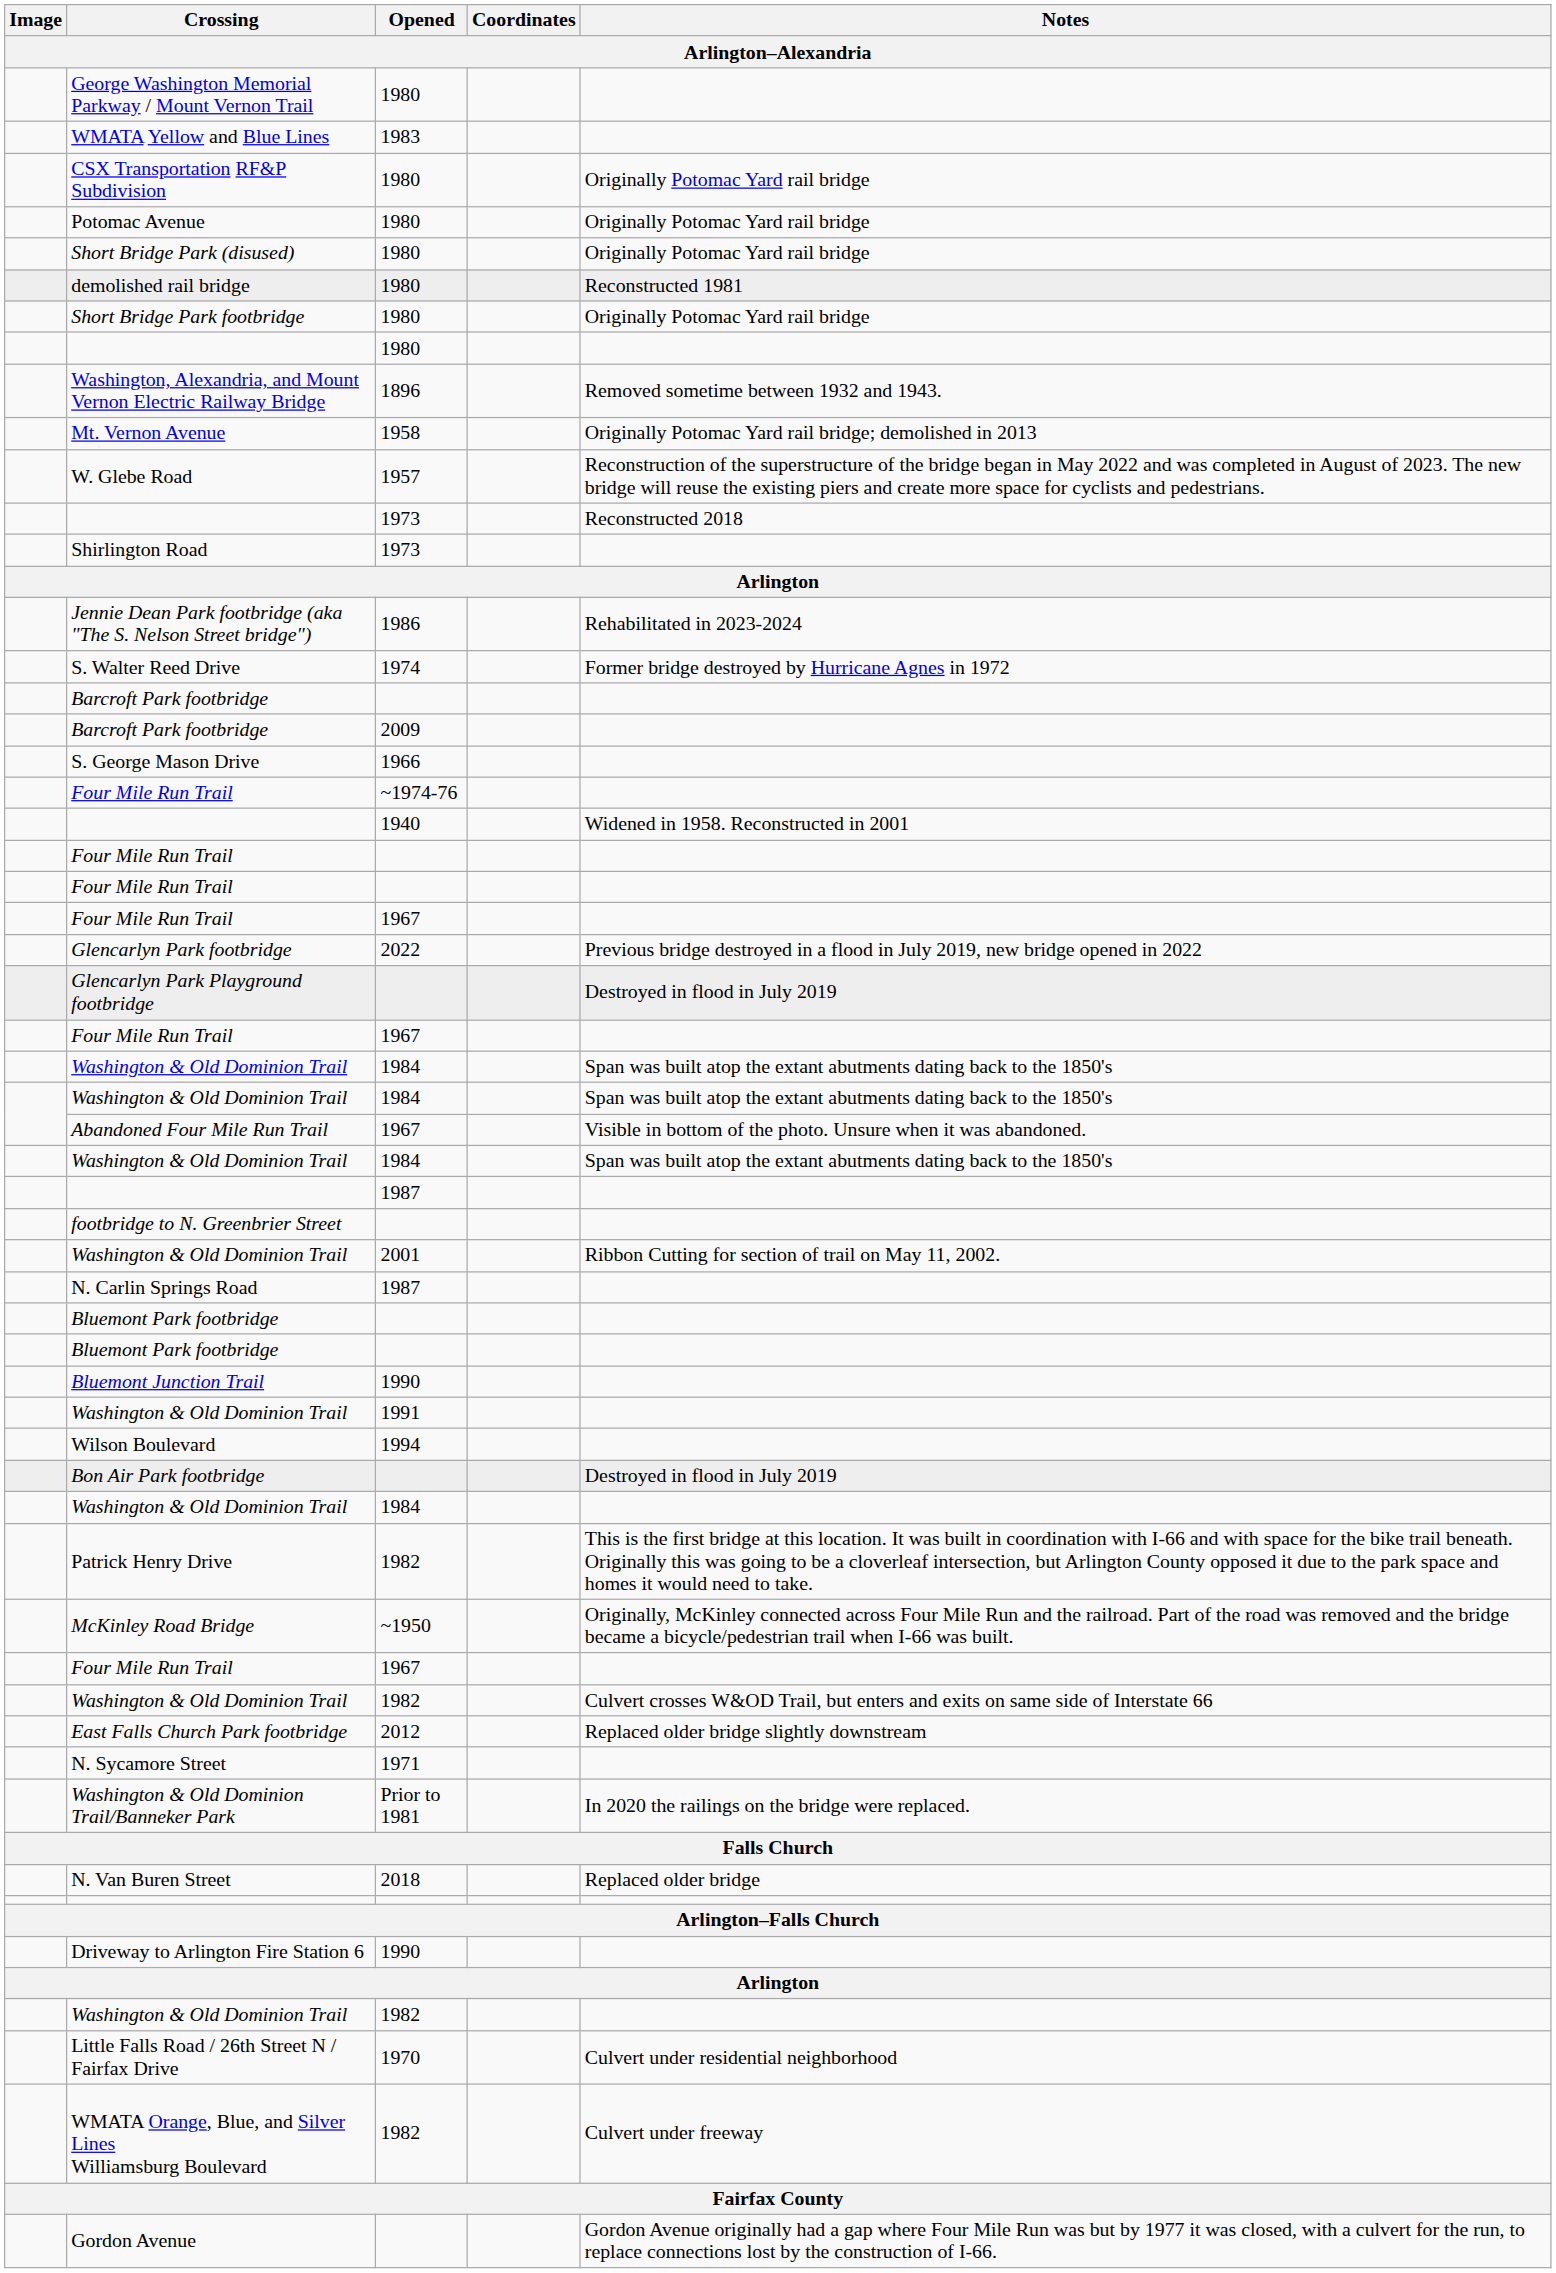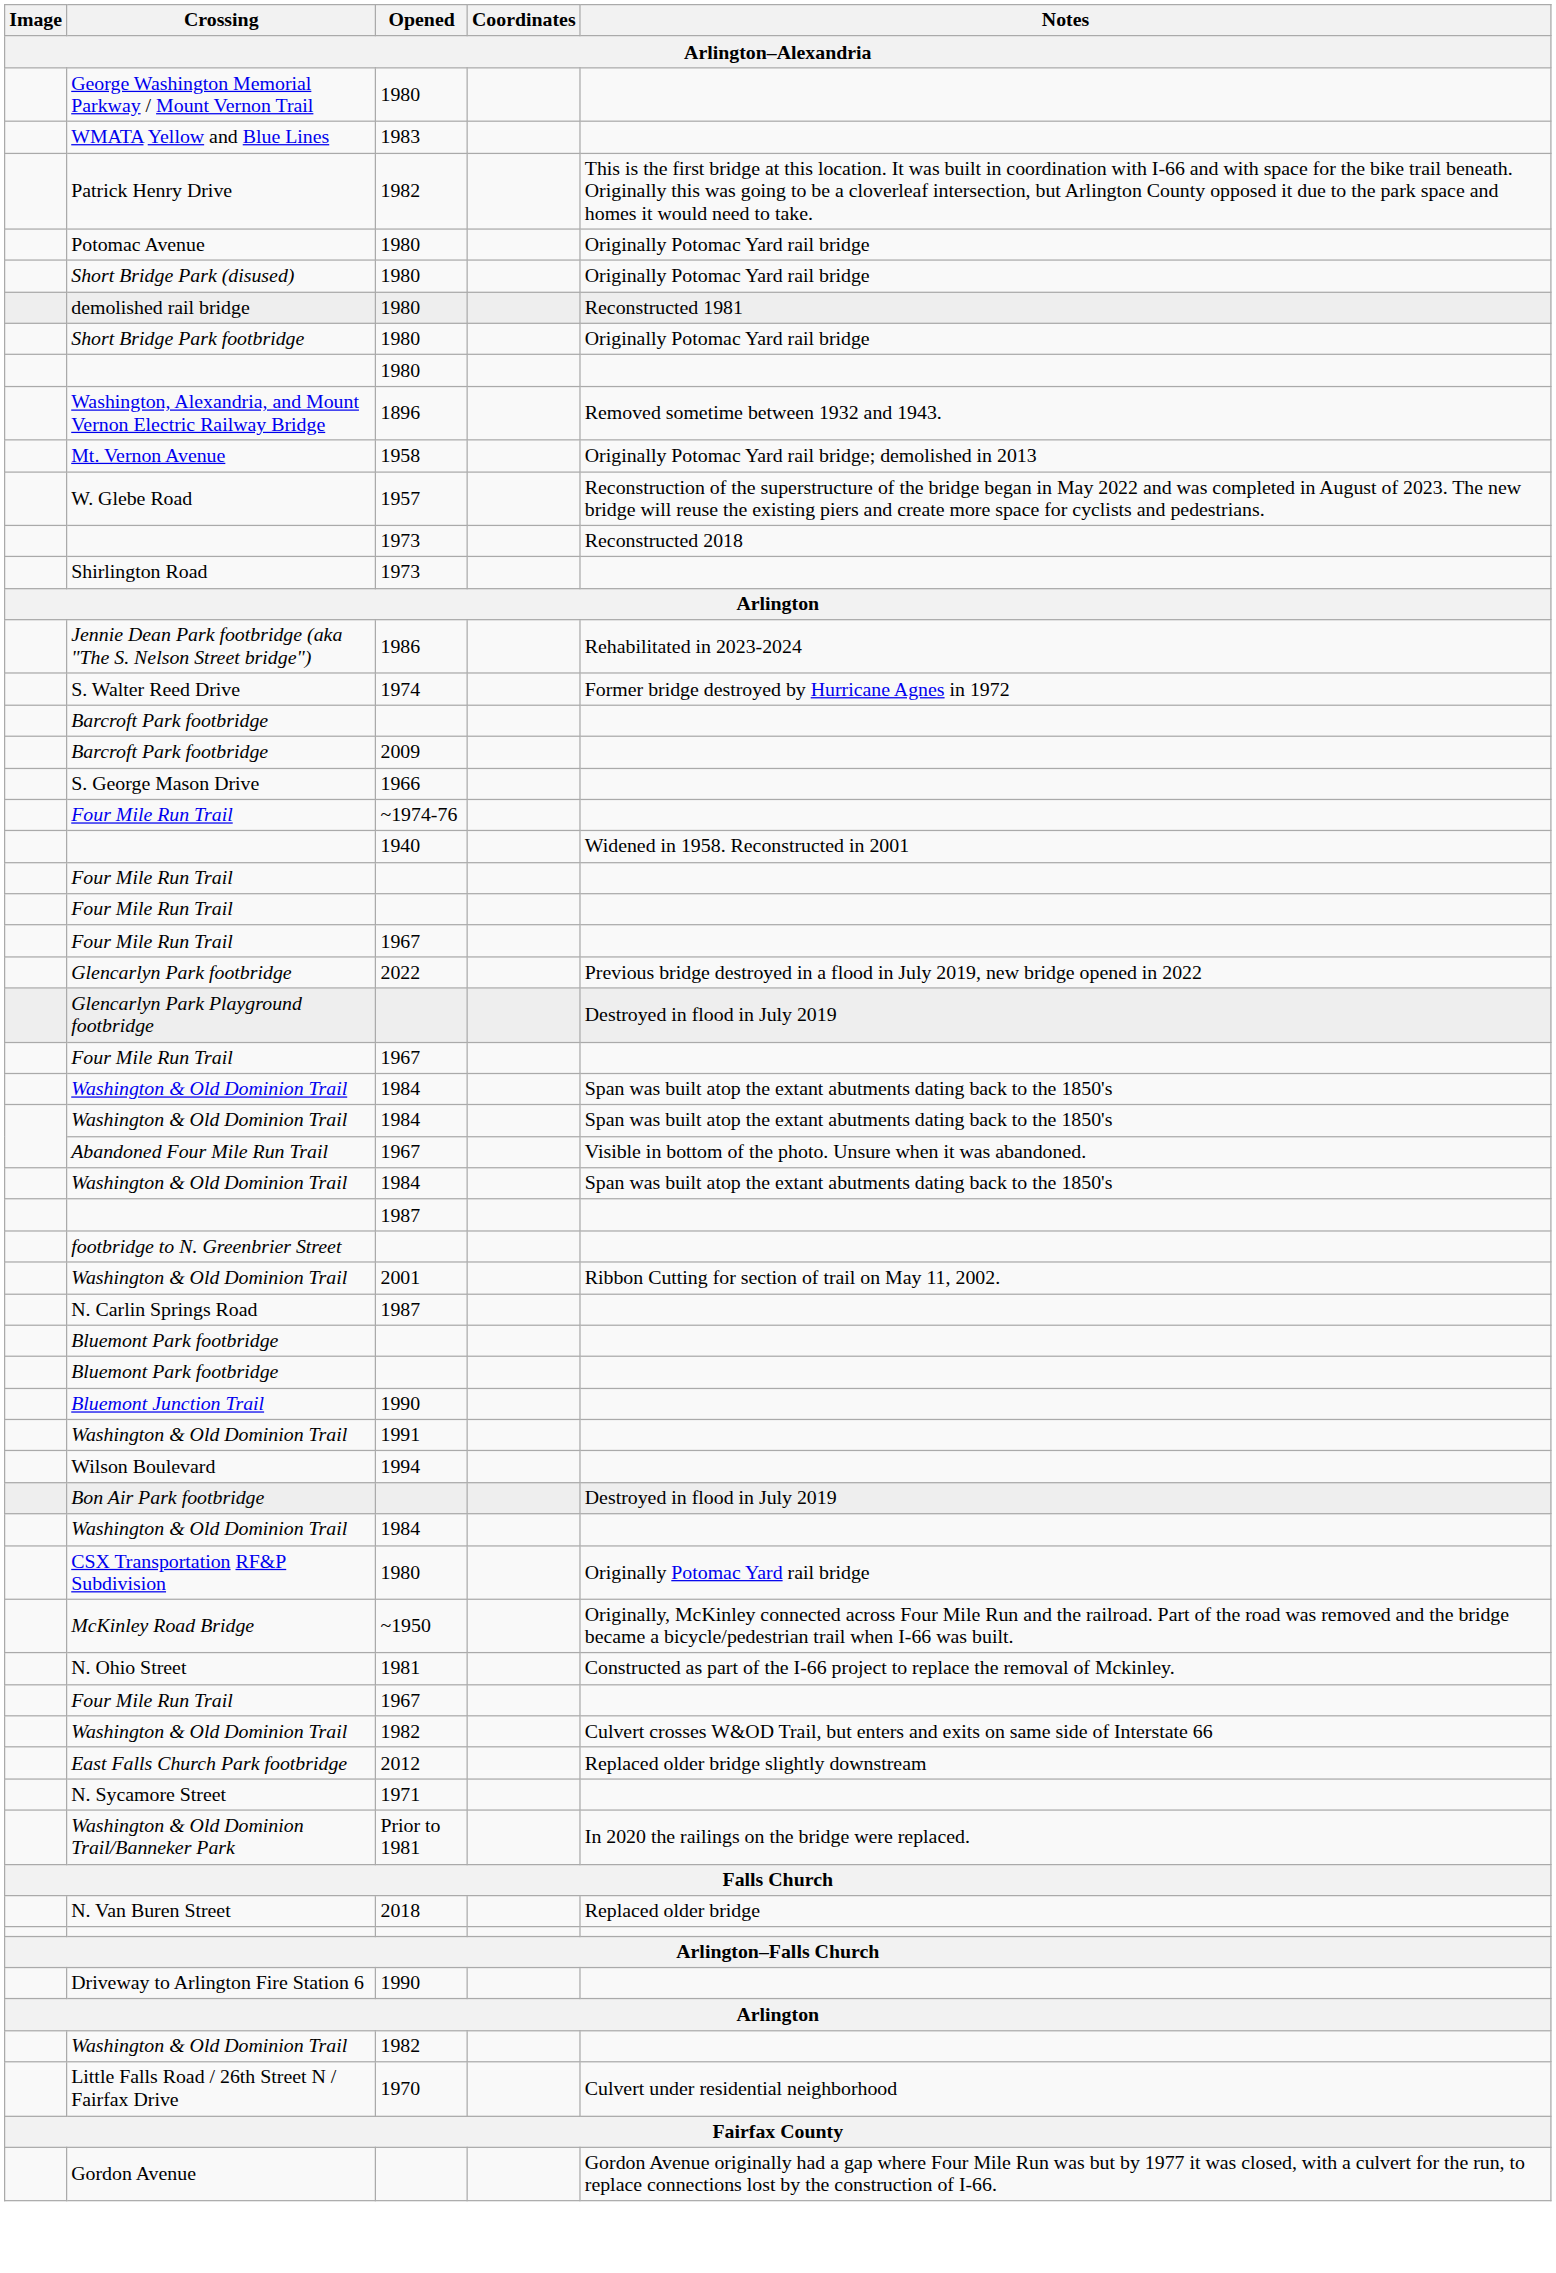rows swapped: (179, 179) <-> (152, 1560)
+ row: (129, 1668)
- row: (208, 2144)
